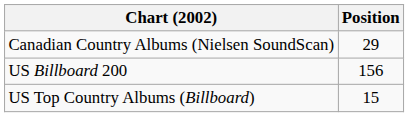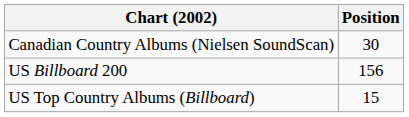(371, 44) 29 -> (371, 44) 30
